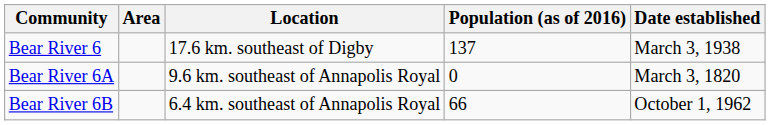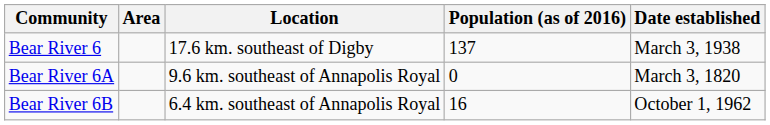(458, 104) 66 -> (458, 104) 16
